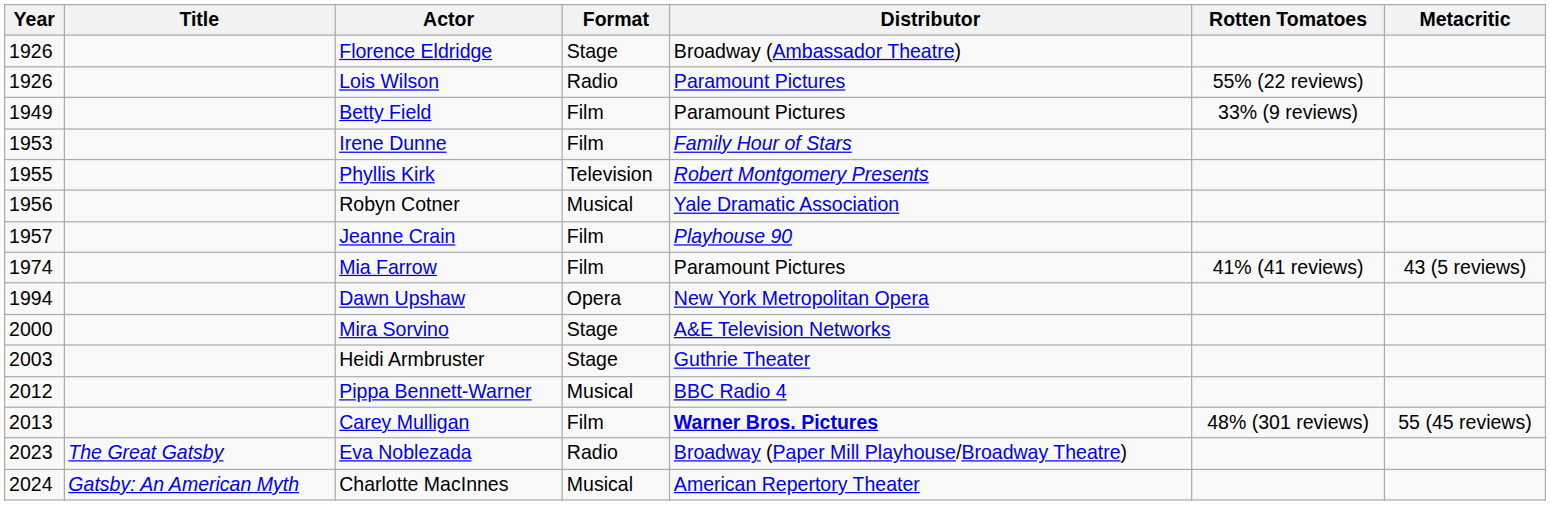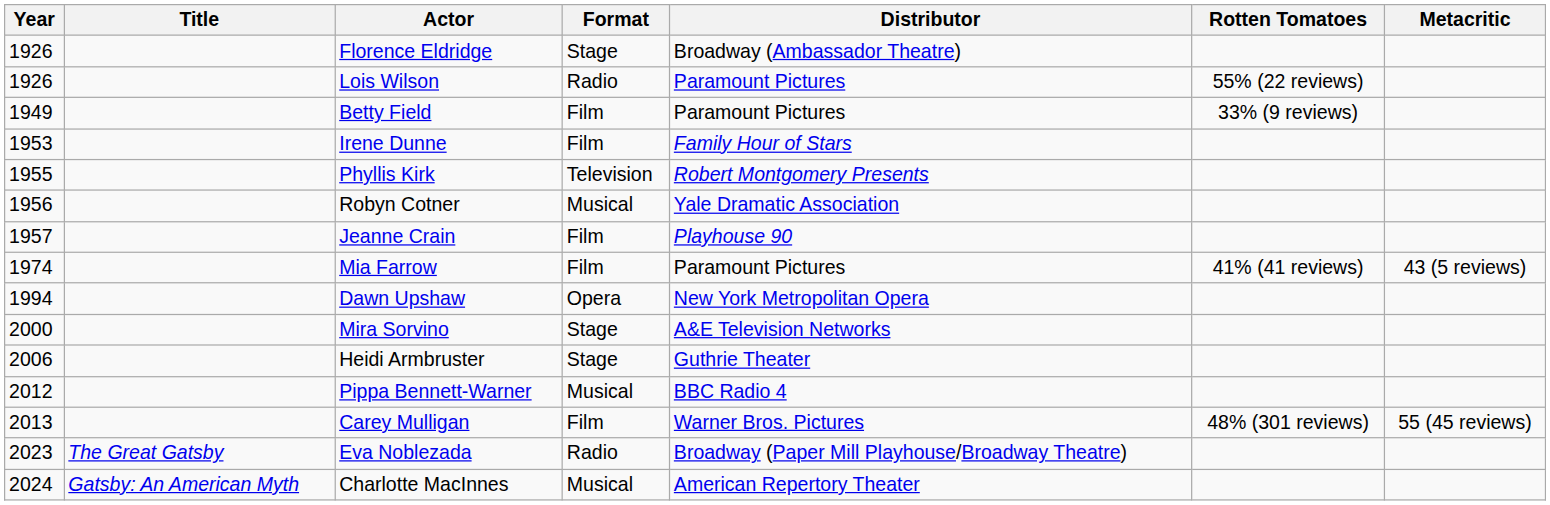(31, 360) 2003 -> (31, 360) 2006
(776, 422) bold -> (769, 422) normal
